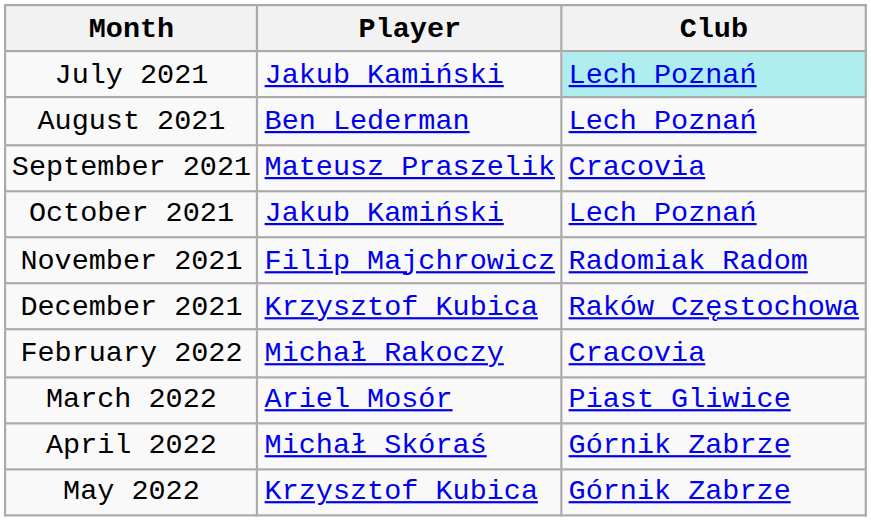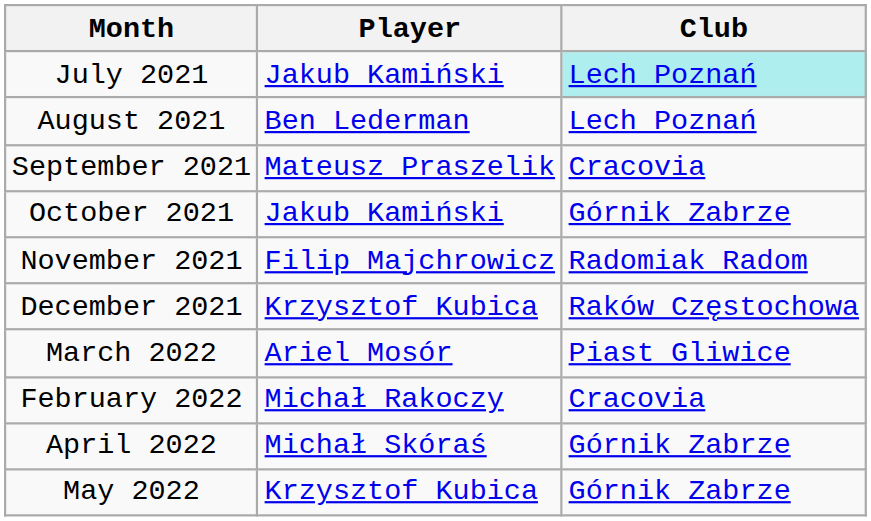(663, 214) Lech Poznań -> (680, 214) Górnik Zabrze
rows swapped: (131, 353) <-> (131, 400)
